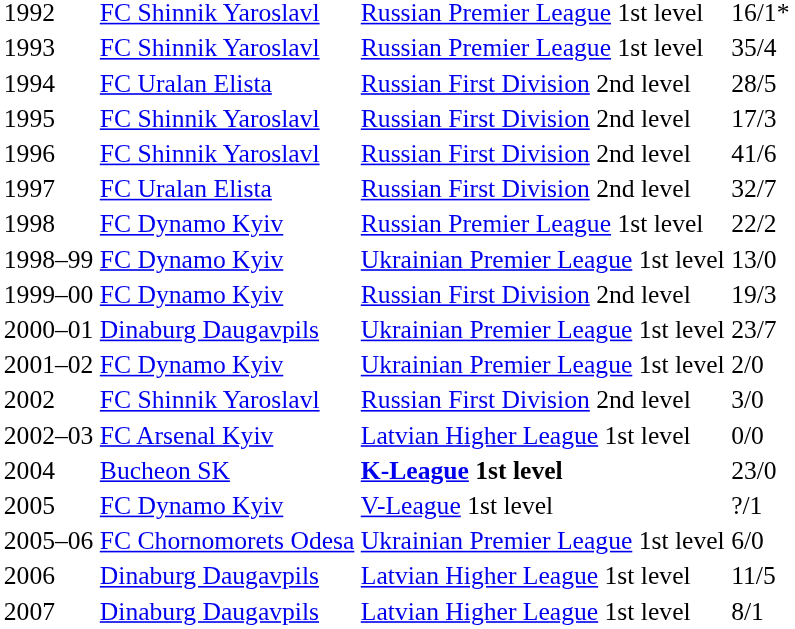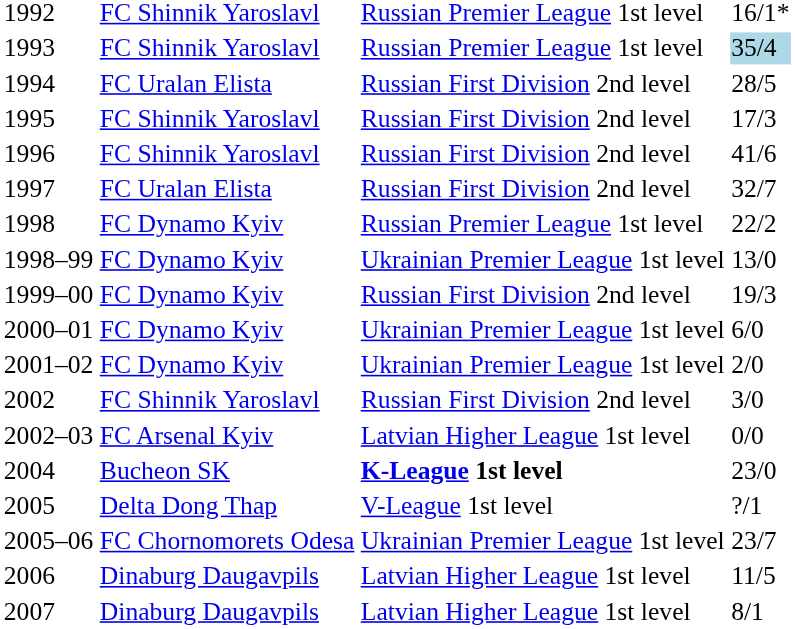(754, 48) no background -> (754, 48) lightblue background
(209, 329) Dinaburg Daugavpils -> (192, 329) FC Dynamo Kyiv
(754, 329) 23/7 -> (747, 329) 6/0
(192, 505) FC Dynamo Kyiv -> (188, 505) Delta Dong Thap
(747, 540) 6/0 -> (754, 540) 23/7
